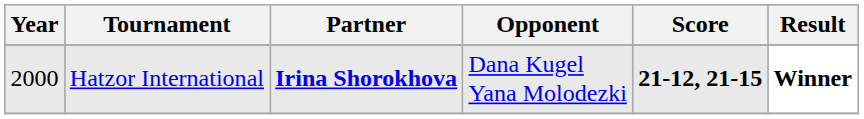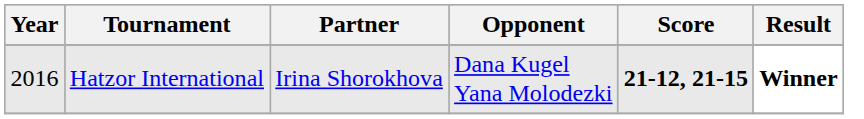(35, 78) 2000 -> (35, 78) 2016
(366, 78) bold -> (359, 78) normal
